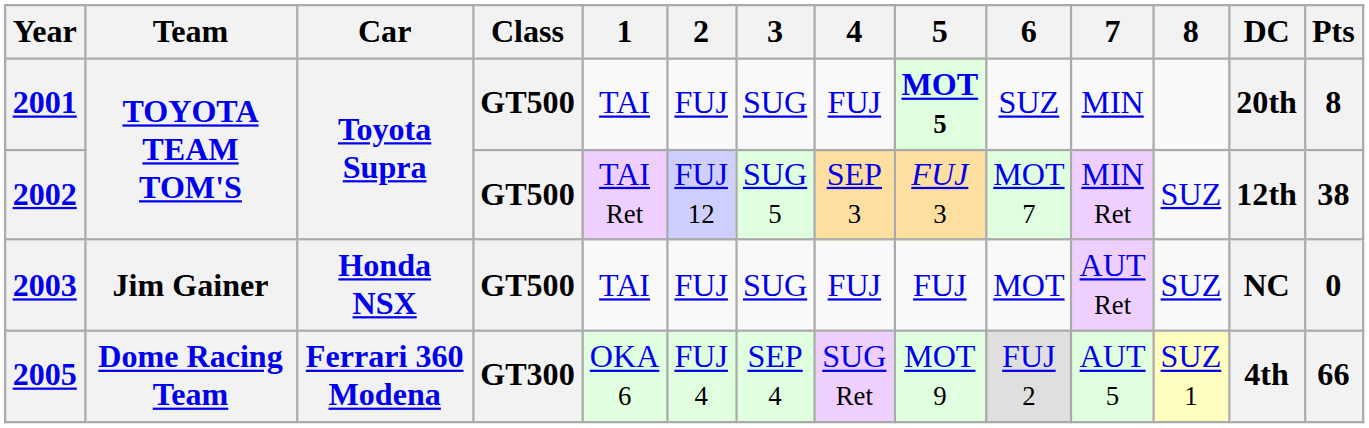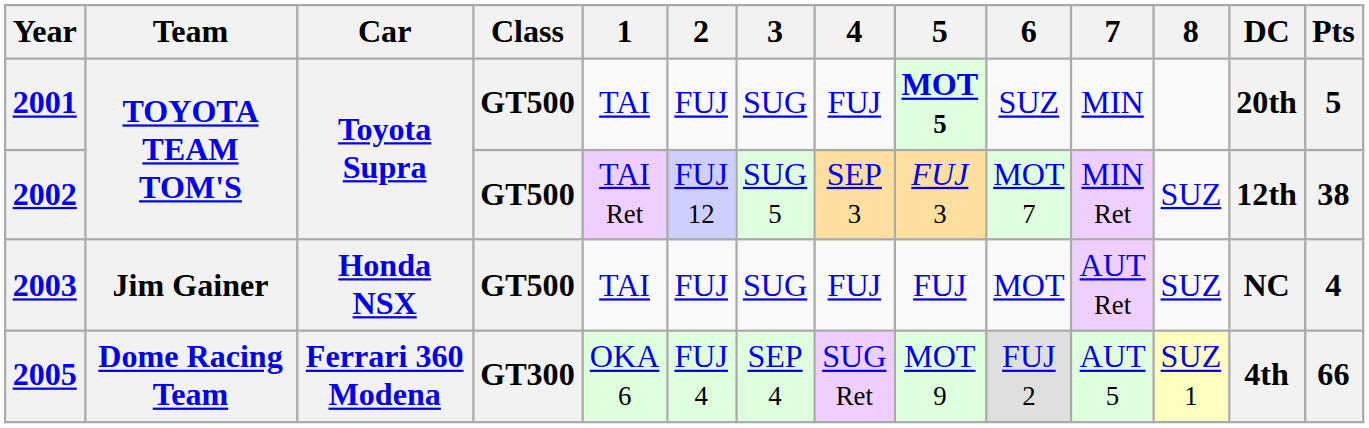(1333, 103) 8 -> (1333, 103) 5
(1333, 285) 0 -> (1333, 285) 4
